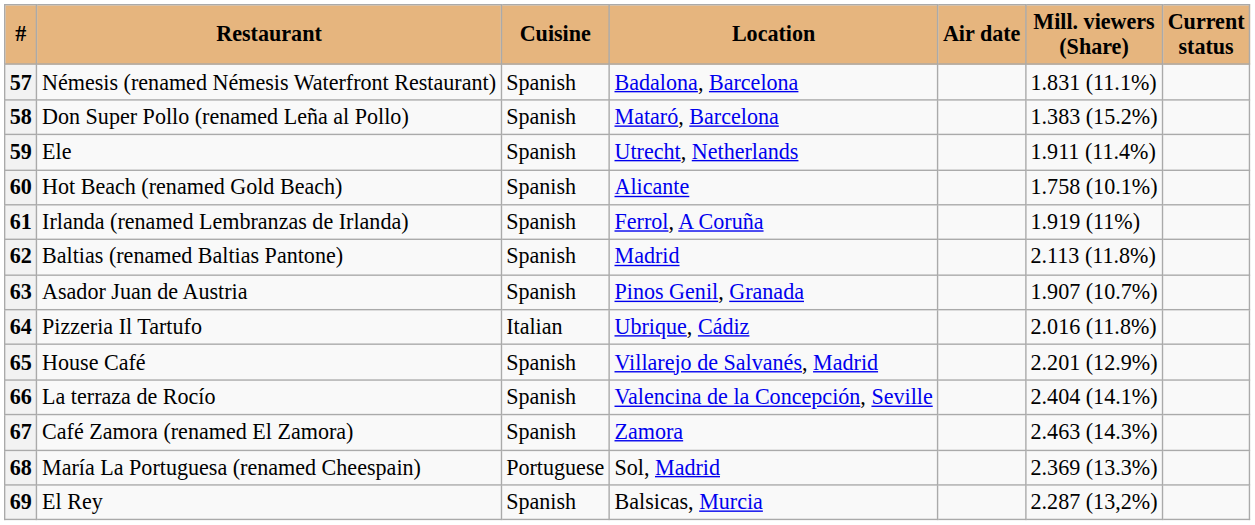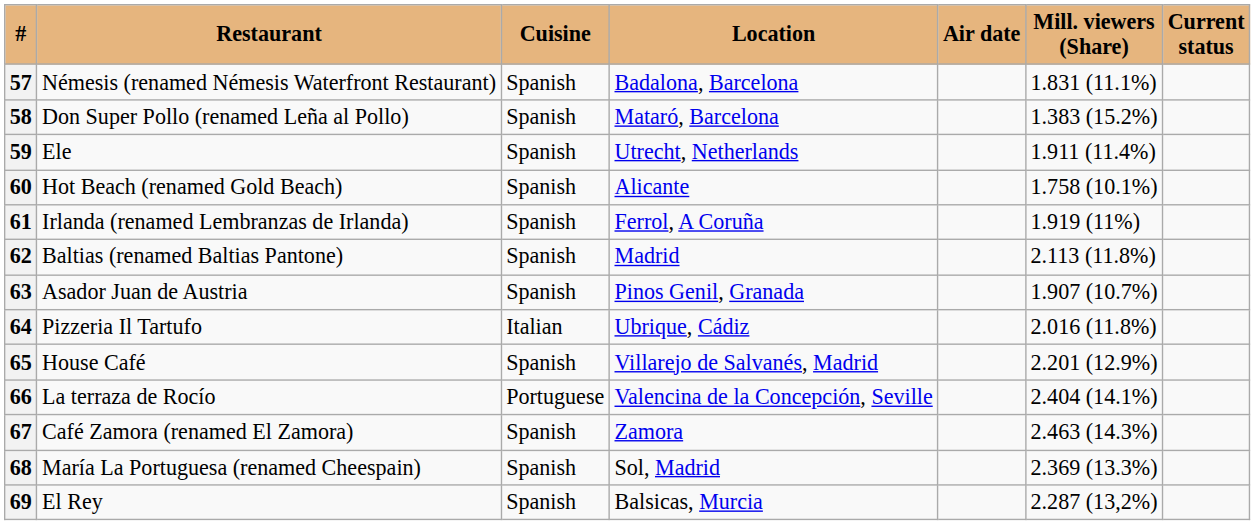(541, 397) Spanish -> (555, 397) Portuguese
(555, 467) Portuguese -> (541, 467) Spanish
